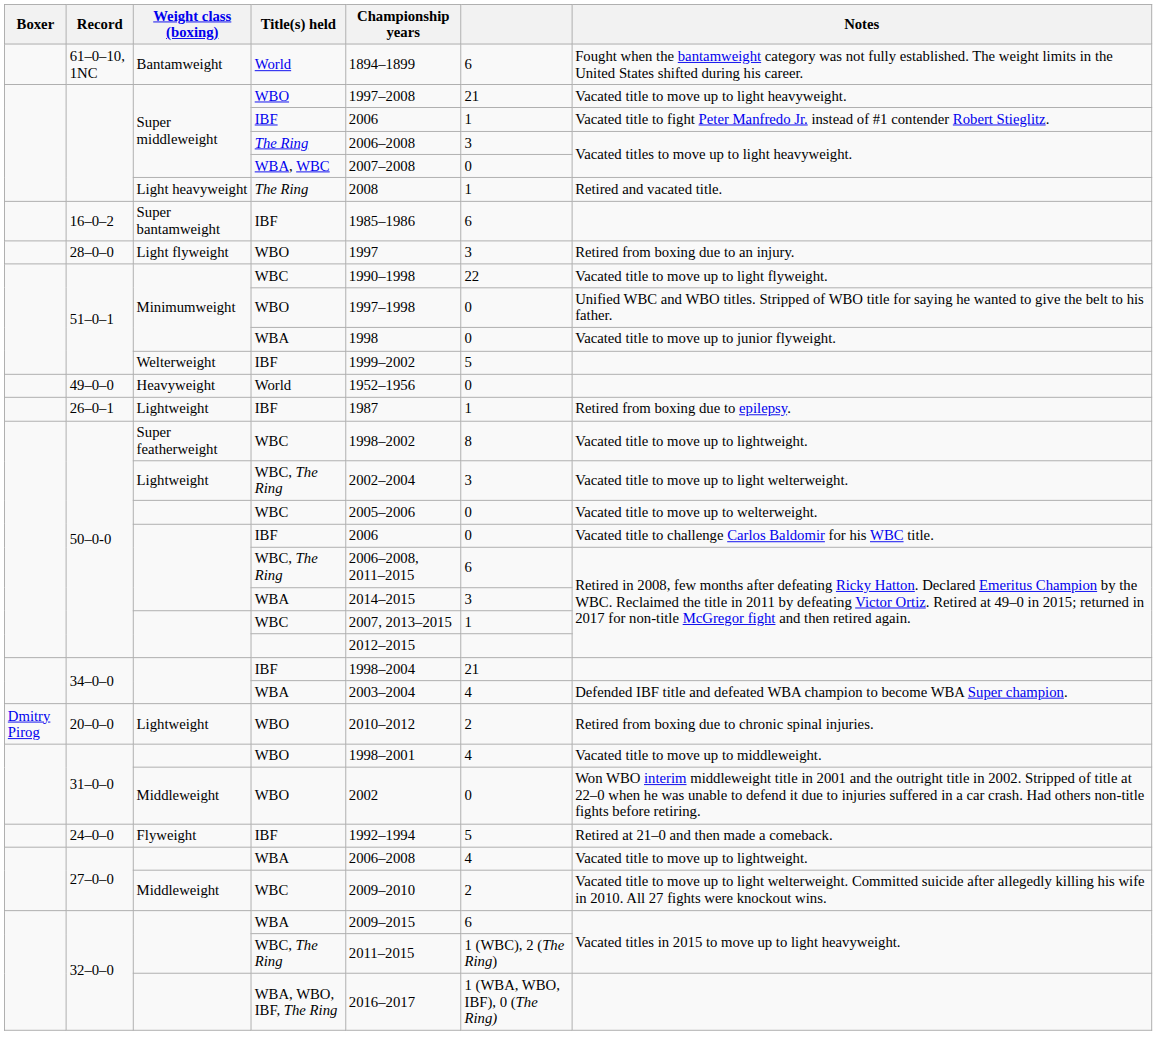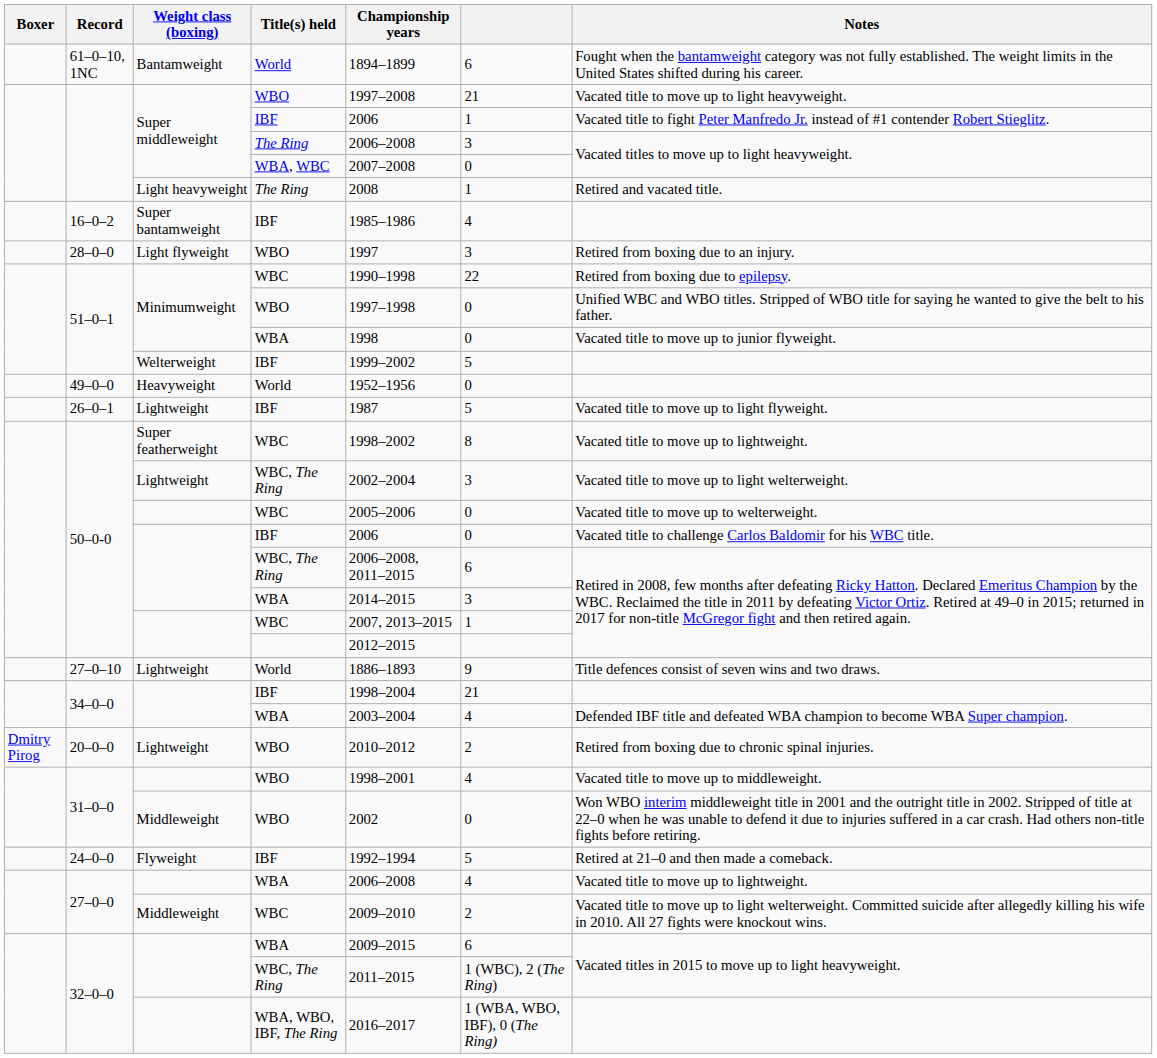(468, 220) 6 -> (468, 220) 4
(701, 275) Vacated title to move up to light flyweight. -> (683, 275) Retired from boxing due to epilepsy.
(468, 409) 1 -> (468, 409) 5
(683, 409) Retired from boxing due to epilepsy. -> (701, 409) Vacated title to move up to light flyweight.
+ row: (95, 669)
